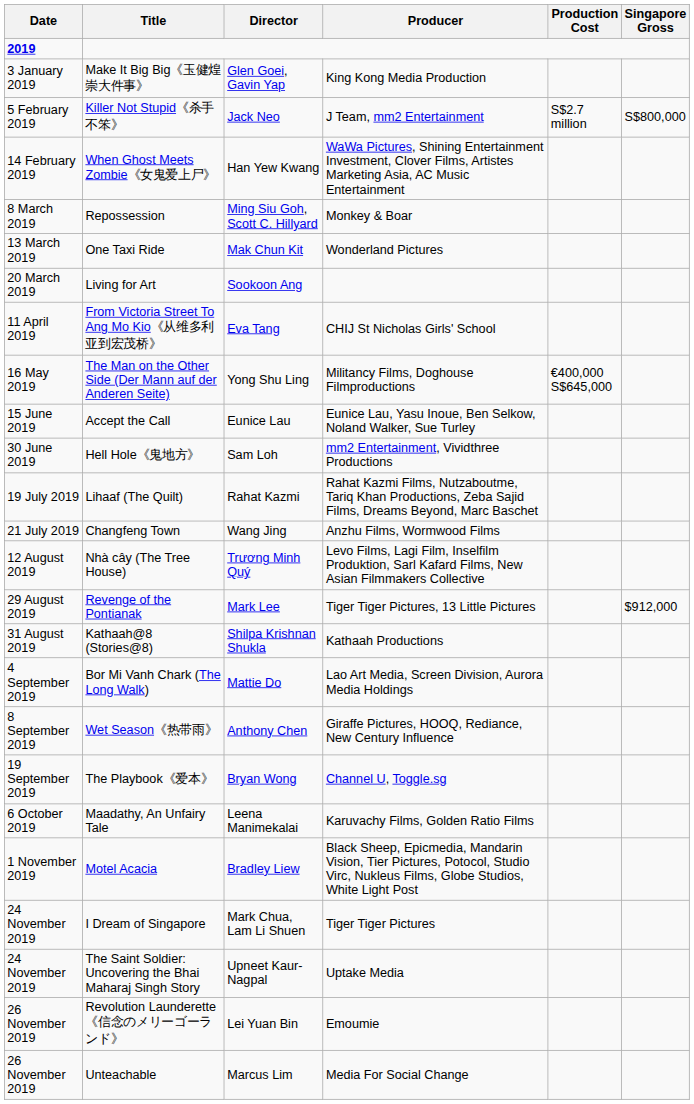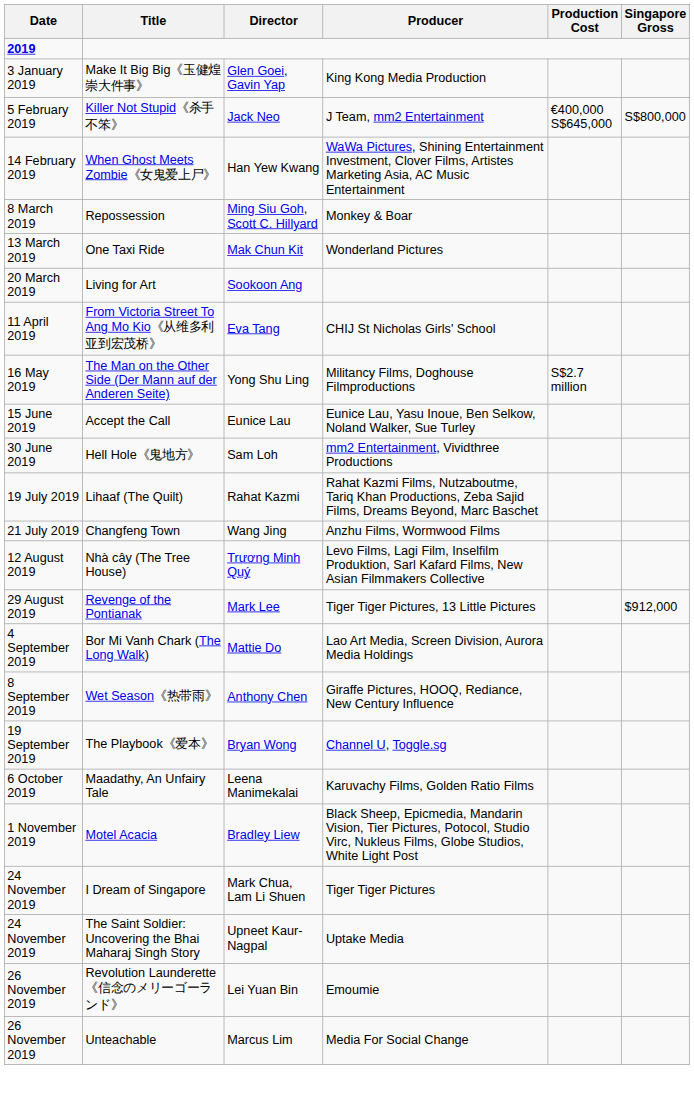(569, 117) S$2.7 million -> (581, 117) €400,000 S$645,000
(581, 379) €400,000 S$645,000 -> (569, 379) S$2.7 million
- row: (119, 640)
